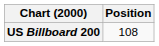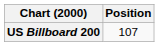(128, 32) 108 -> (128, 32) 107
